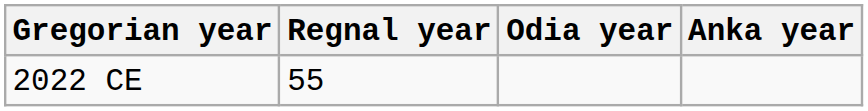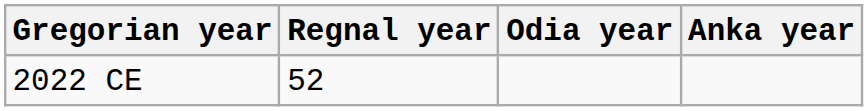(306, 81) 55 -> (306, 81) 52
